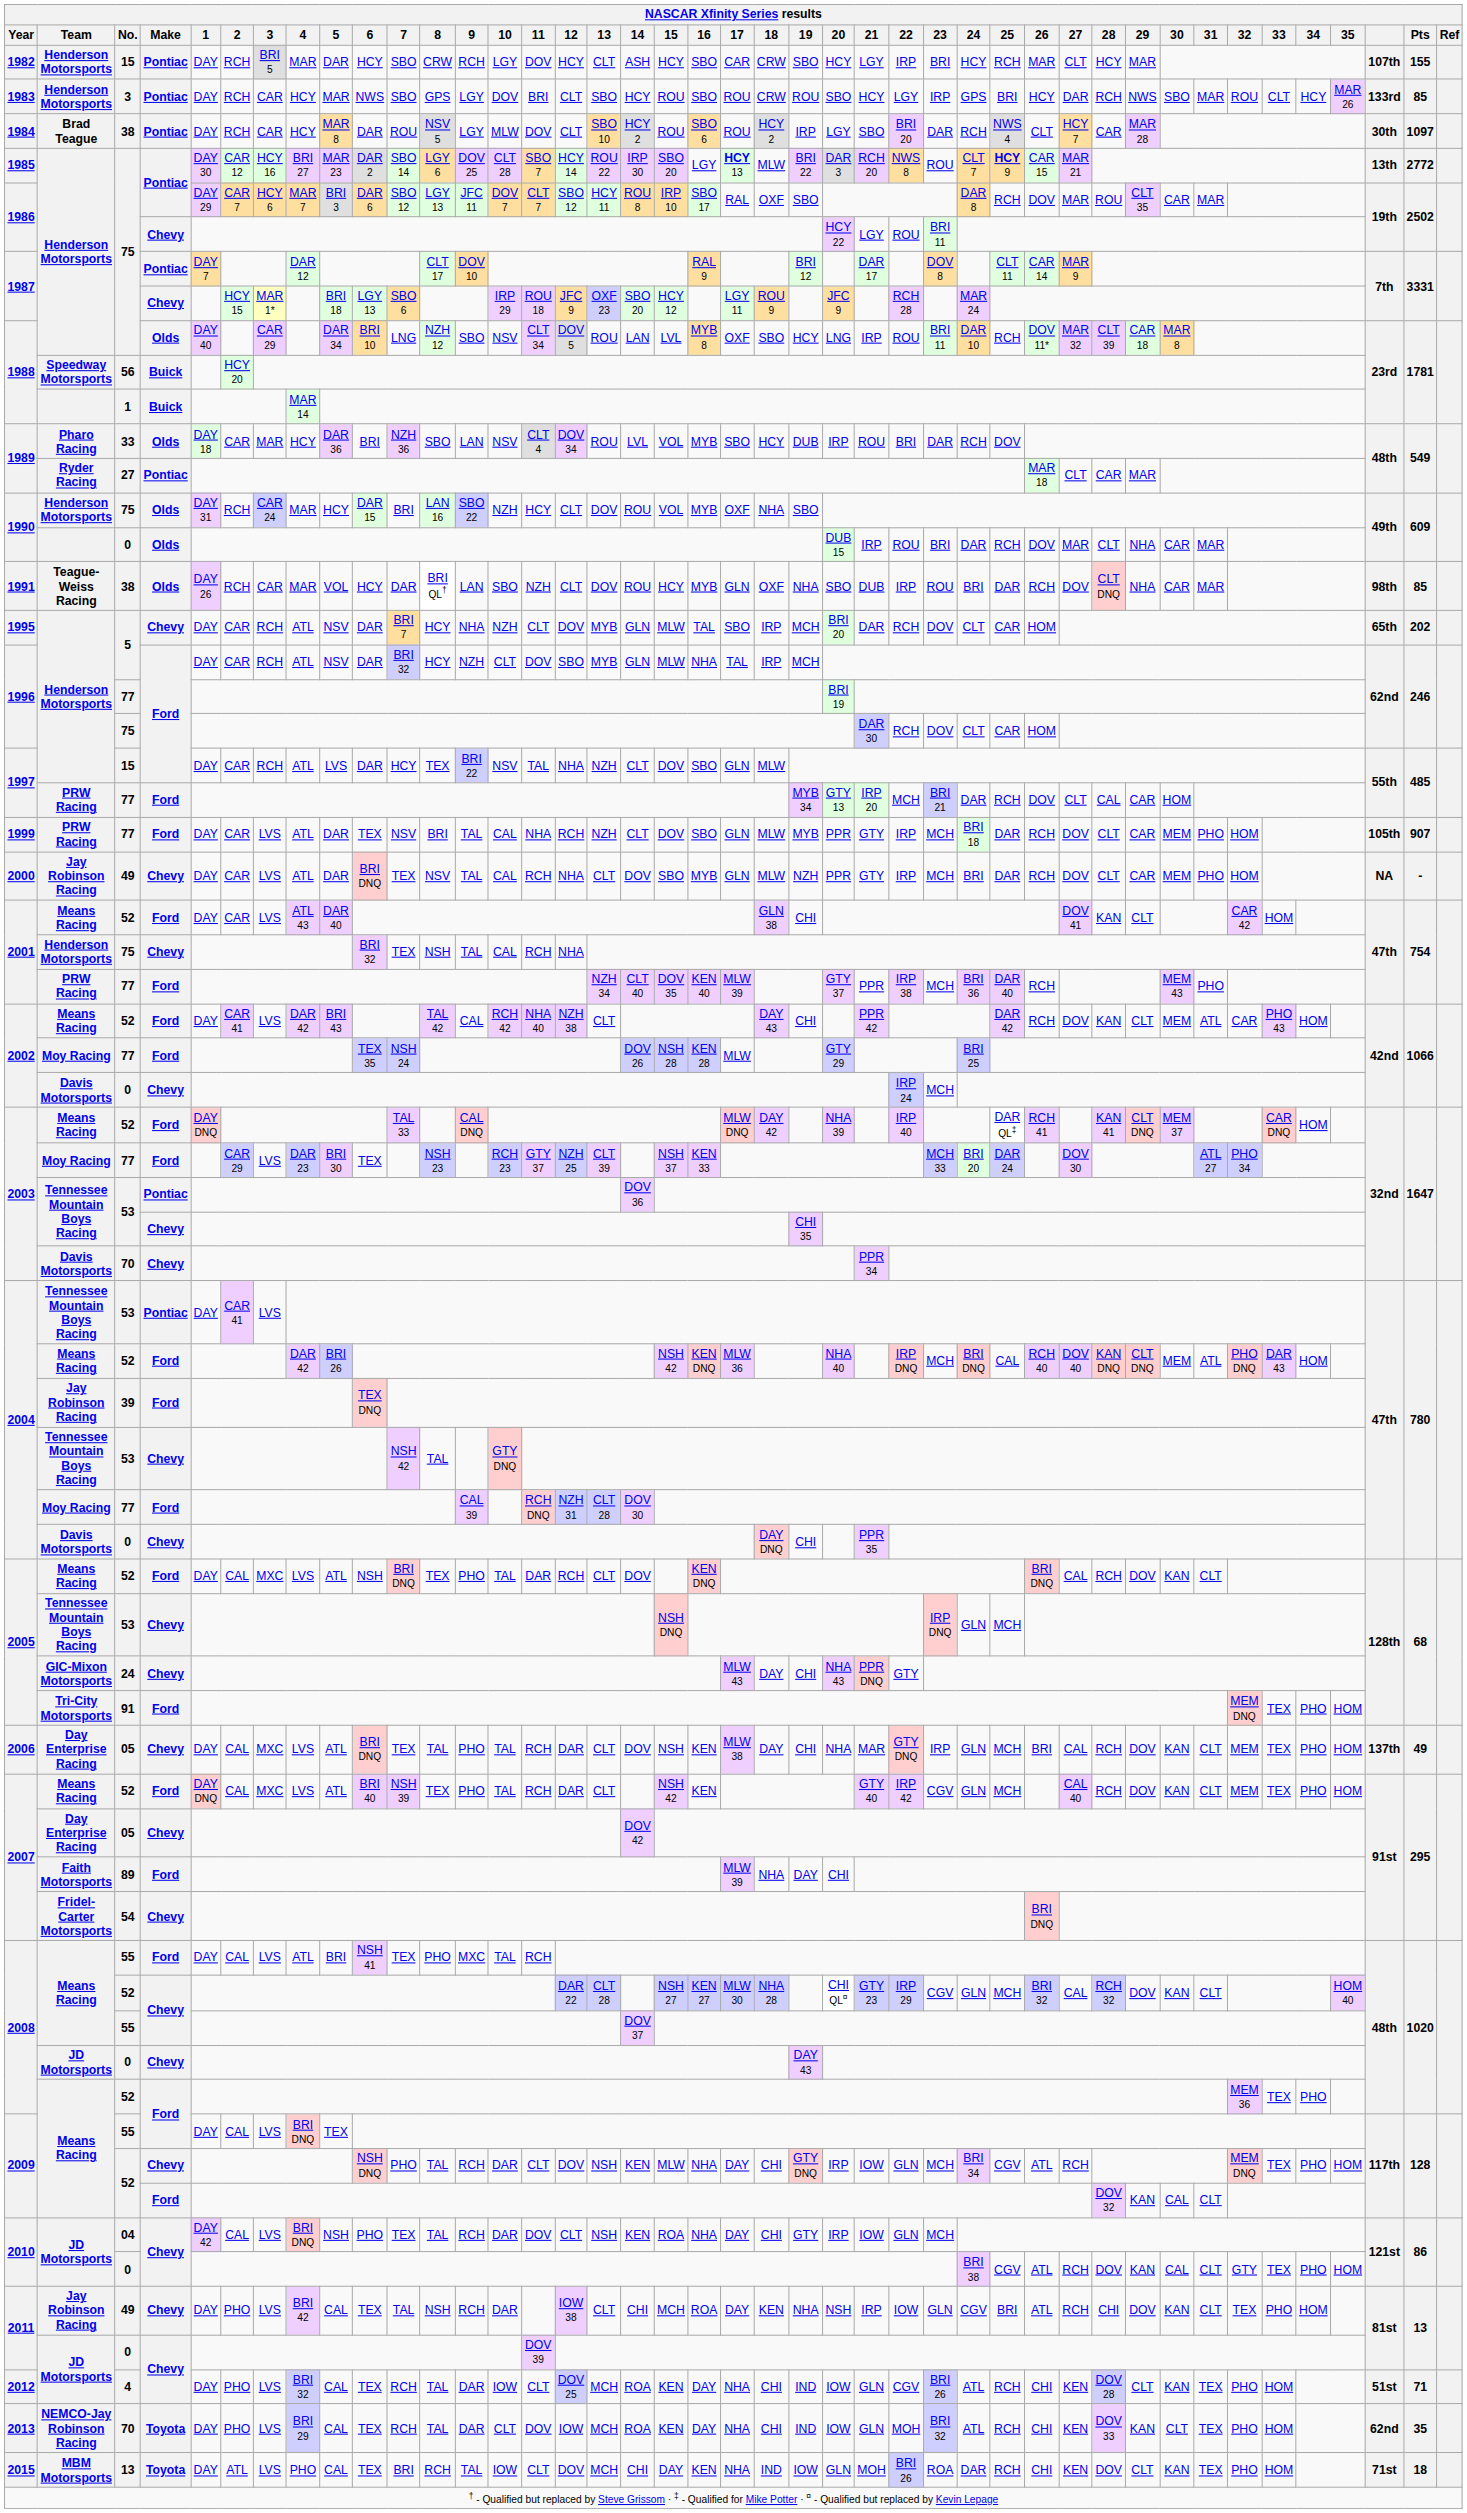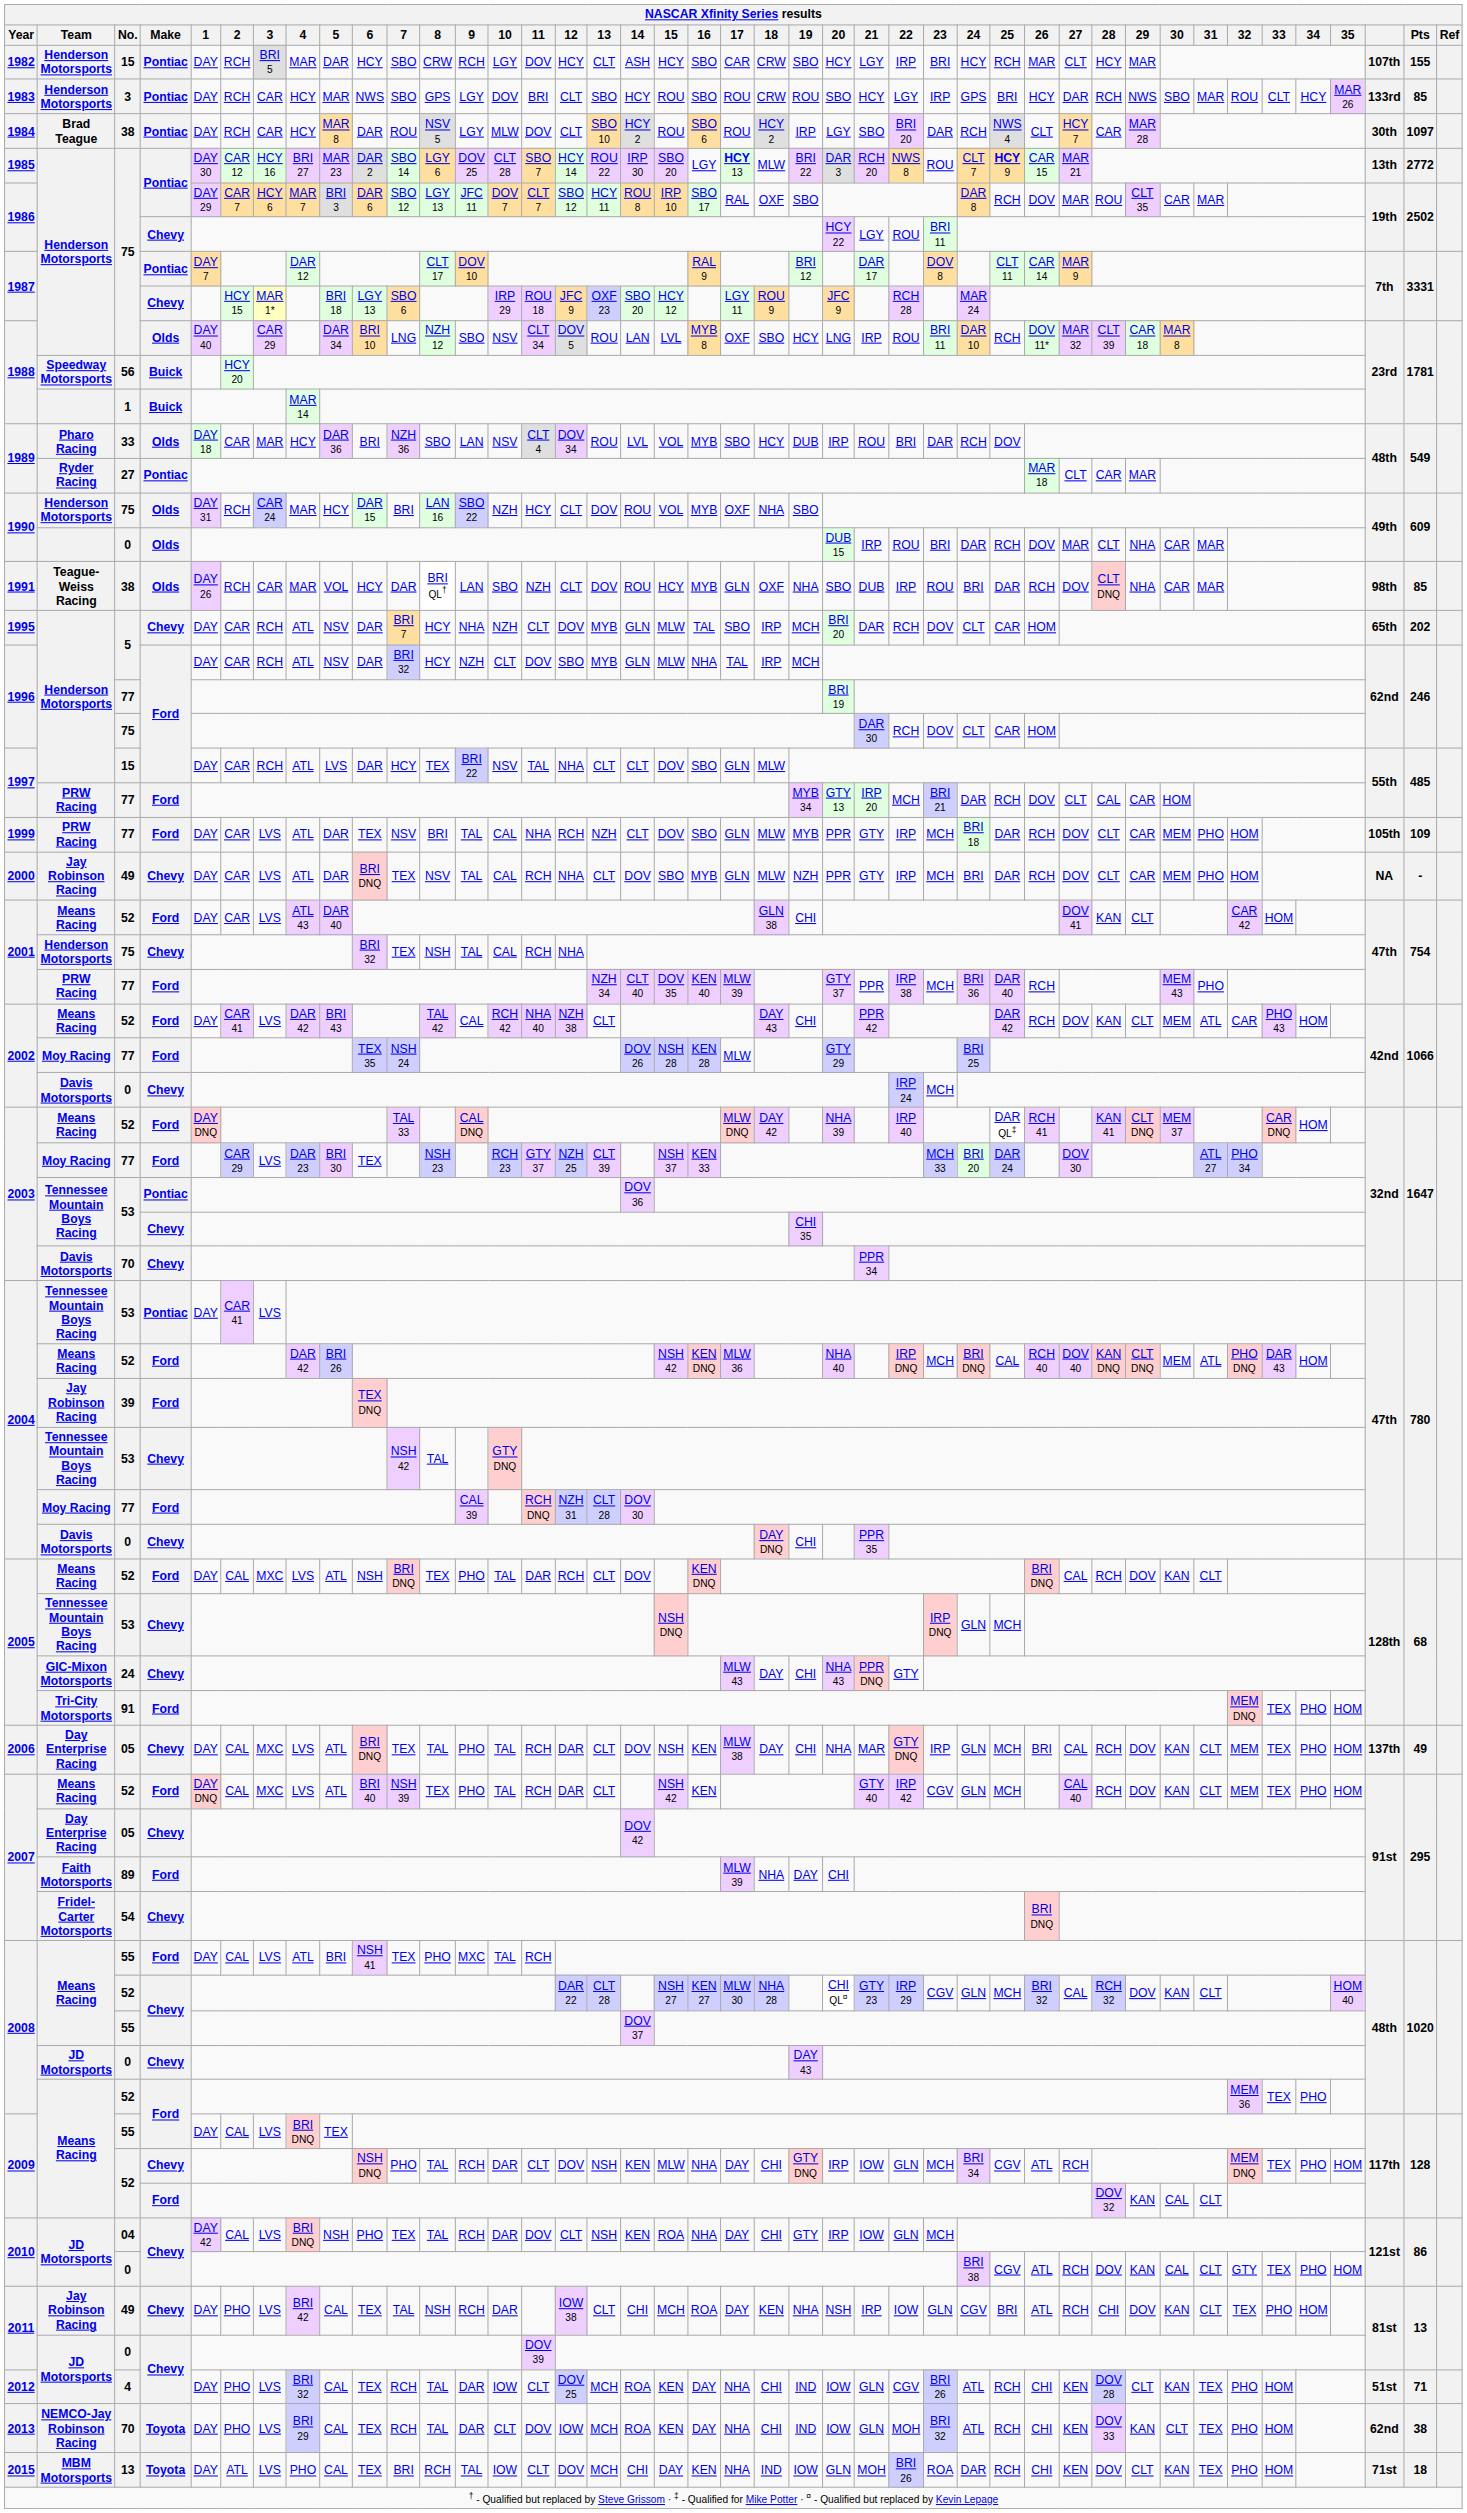(604, 766) NZH -> (604, 766) CLT
(1420, 834) 907 -> (1420, 834) 109
(1420, 2428) 35 -> (1420, 2428) 38
